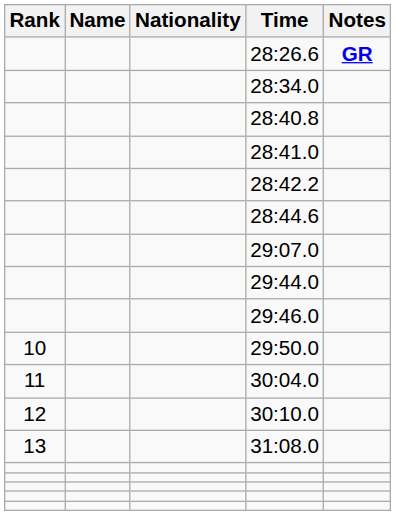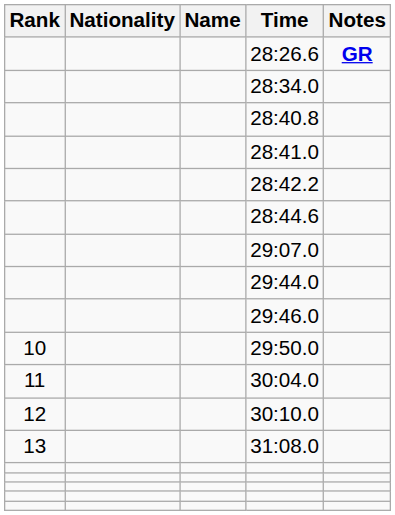columns swapped: (97, 20) <-> (188, 20)
